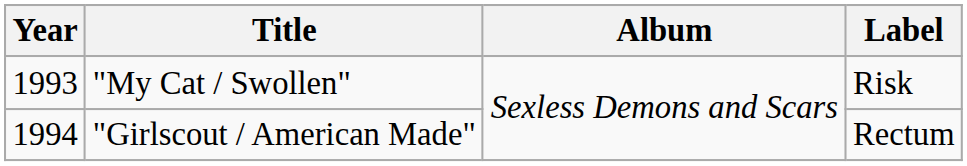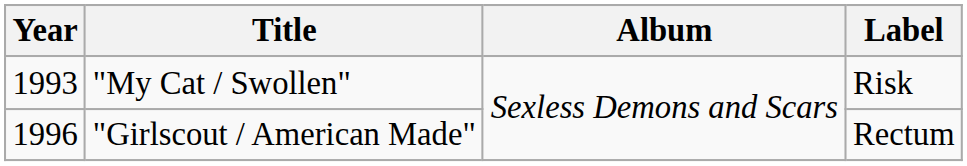(45, 133) 1994 -> (45, 133) 1996
